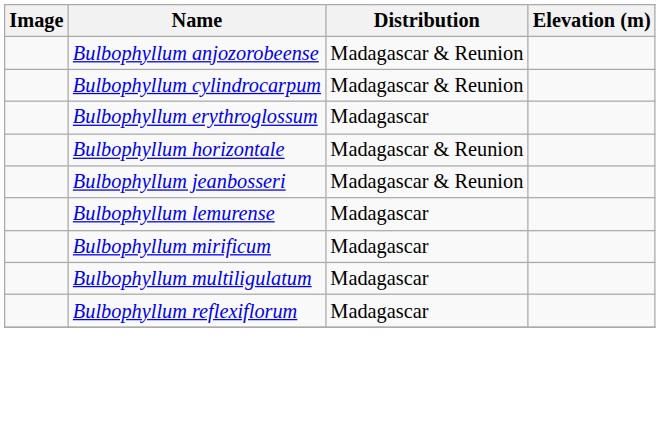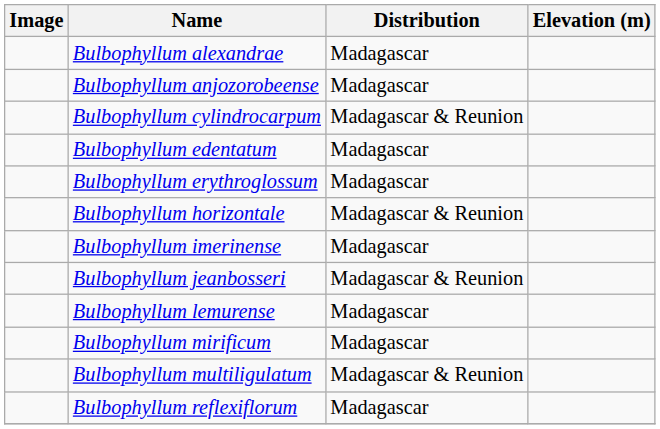+ row: (178, 52)
(427, 52) Madagascar & Reunion -> (379, 85) Madagascar
+ row: (175, 149)
+ row: (177, 246)
(379, 278) Madagascar -> (427, 375) Madagascar & Reunion
